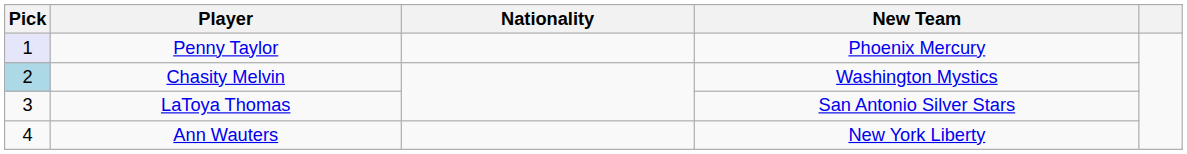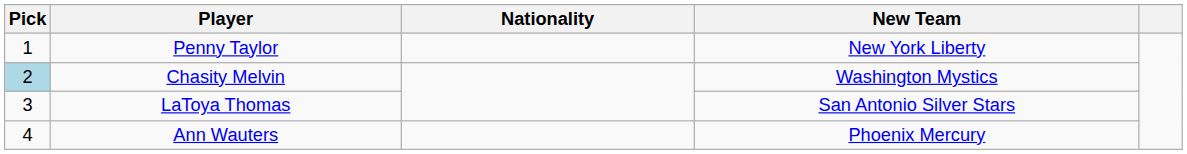(28, 47) lavender background -> (28, 47) no background
(917, 47) Phoenix Mercury -> (917, 47) New York Liberty
(917, 134) New York Liberty -> (917, 134) Phoenix Mercury
